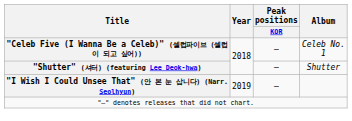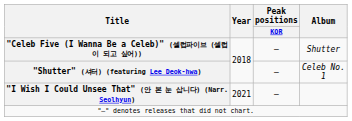(323, 49) Celeb No. 1 -> (323, 49) Shutter
(323, 68) Shutter -> (323, 72) Celeb No. 1
(242, 86) 2019 -> (242, 94) 2021
